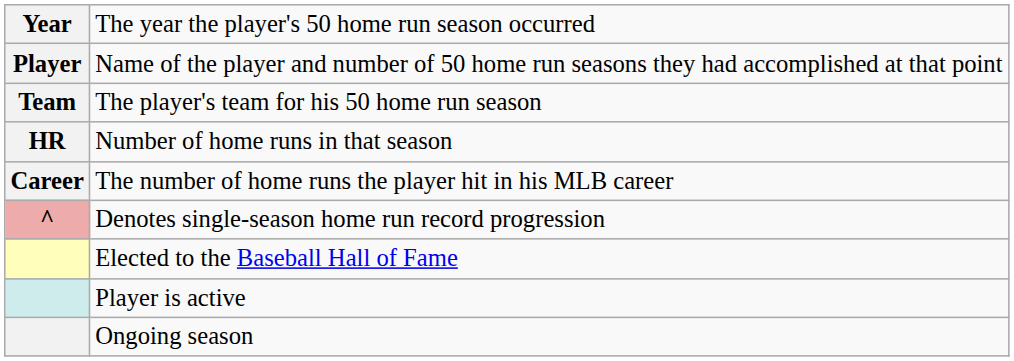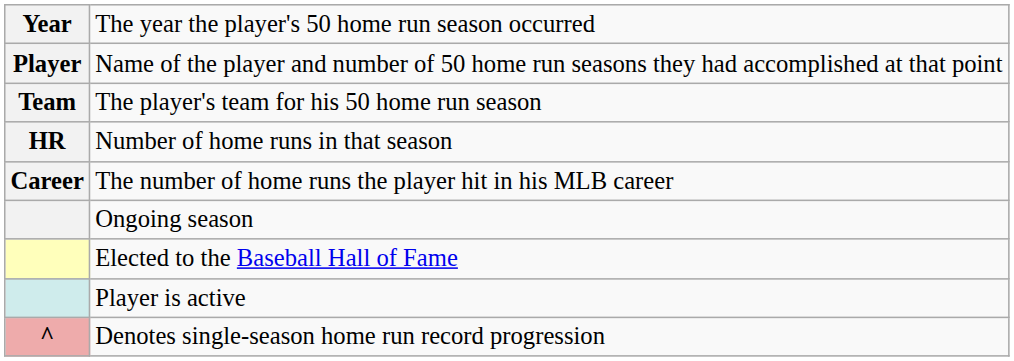rows swapped: (350, 219) <-> (174, 336)
